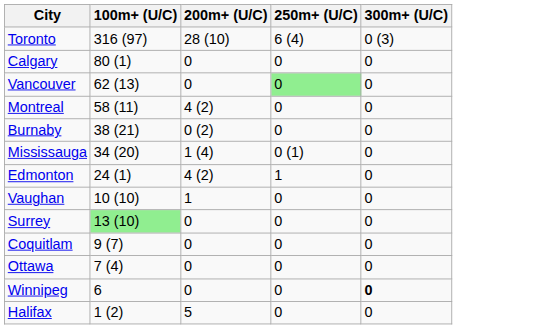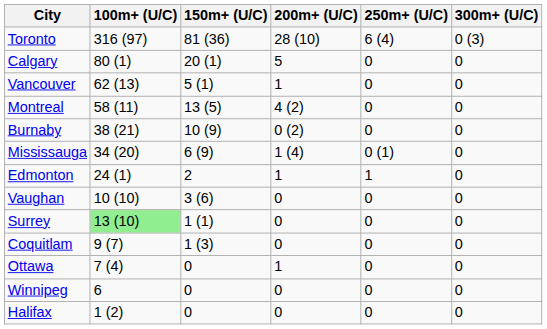+ column: (226, 15)
(188, 61) 0 -> (278, 61) 5
(188, 84) 0 -> (278, 84) 1
(278, 84) lightgreen background -> (368, 84) no background
(199, 175) 4 (2) -> (278, 175) 1
(188, 198) 1 -> (278, 198) 0
(188, 267) 0 -> (278, 267) 1
(368, 289) bold -> (459, 289) normal
(188, 312) 5 -> (278, 312) 0
